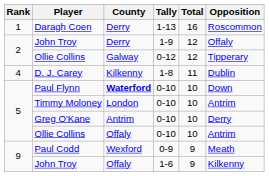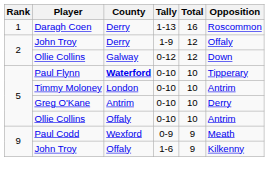(228, 57) Tipperary -> (220, 57) Down
- row: (58, 73)
(220, 88) Down -> (228, 73) Tipperary
